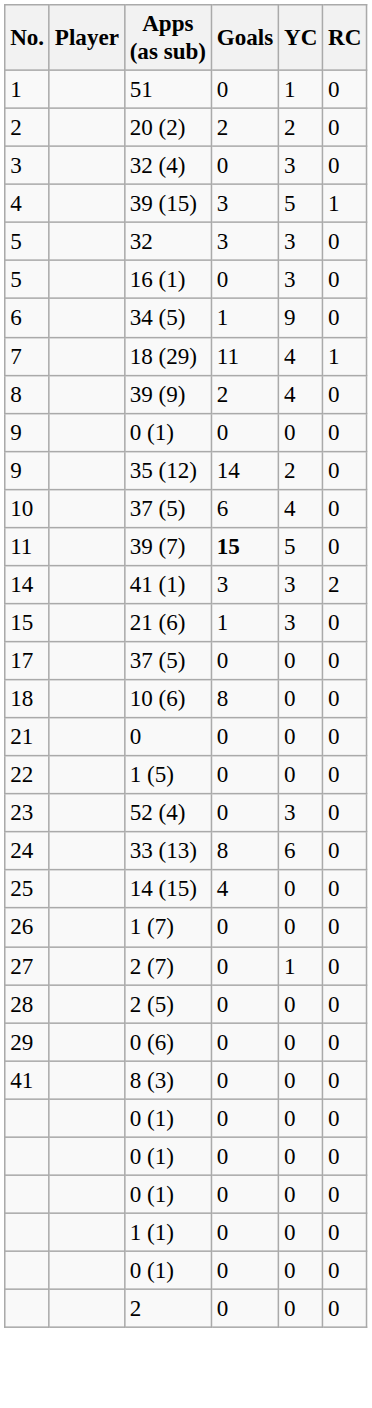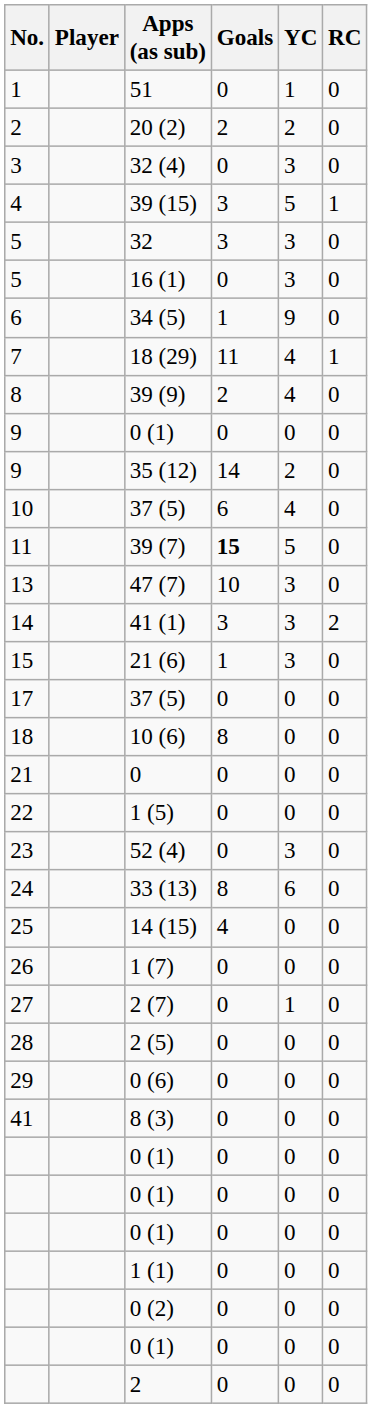+ row: (22, 584)
+ row: (27, 1308)
